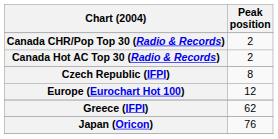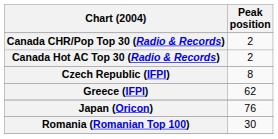- row: (116, 91)
+ row: (116, 125)
